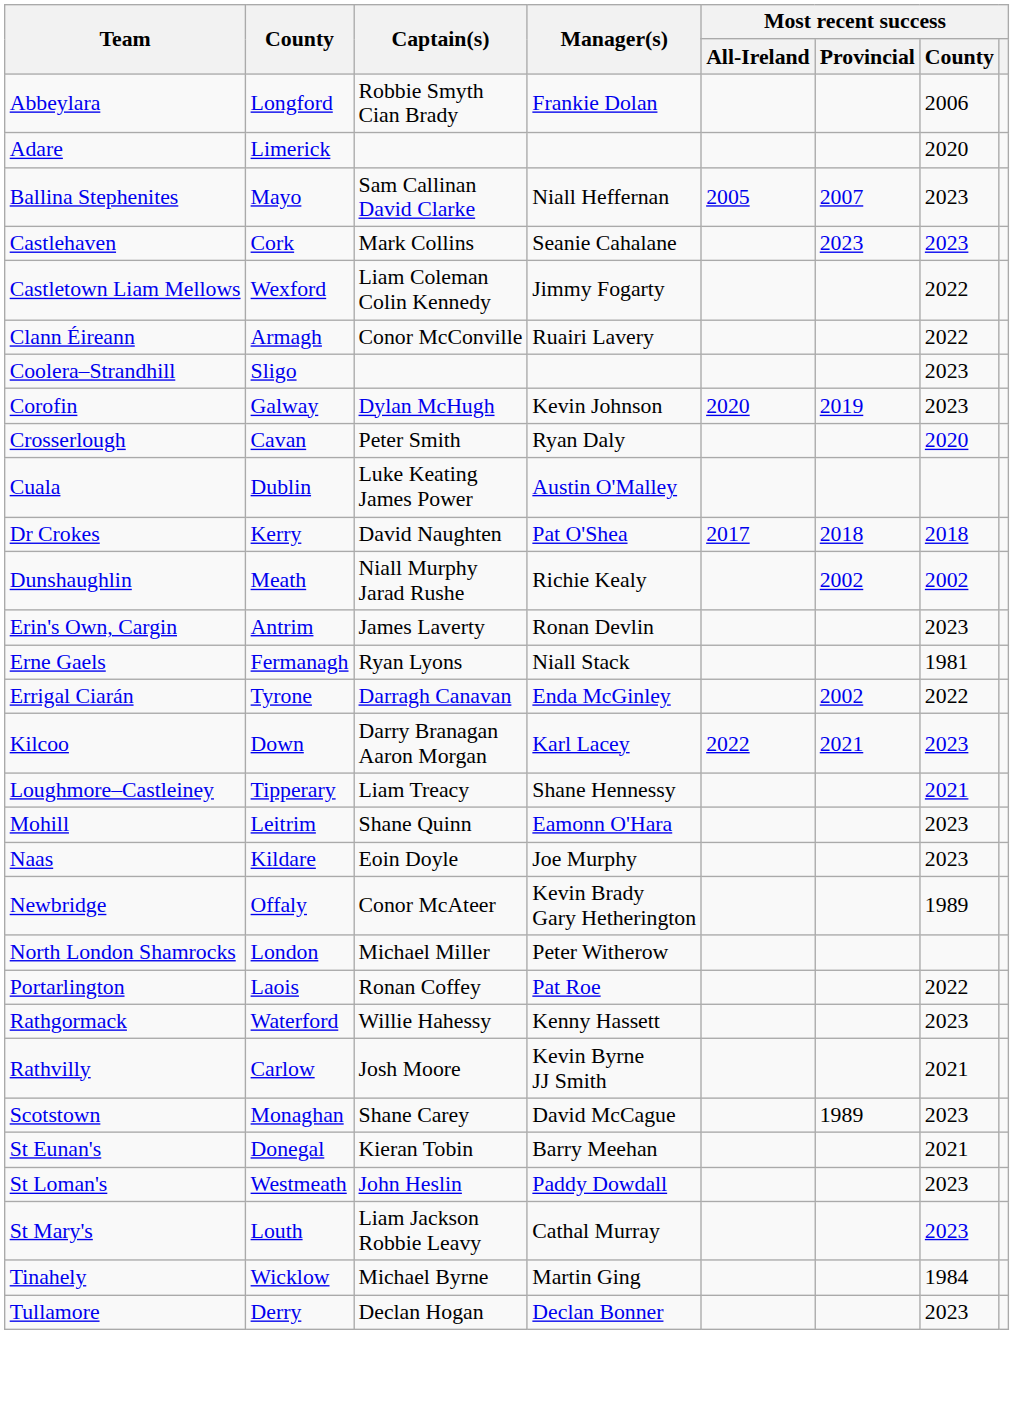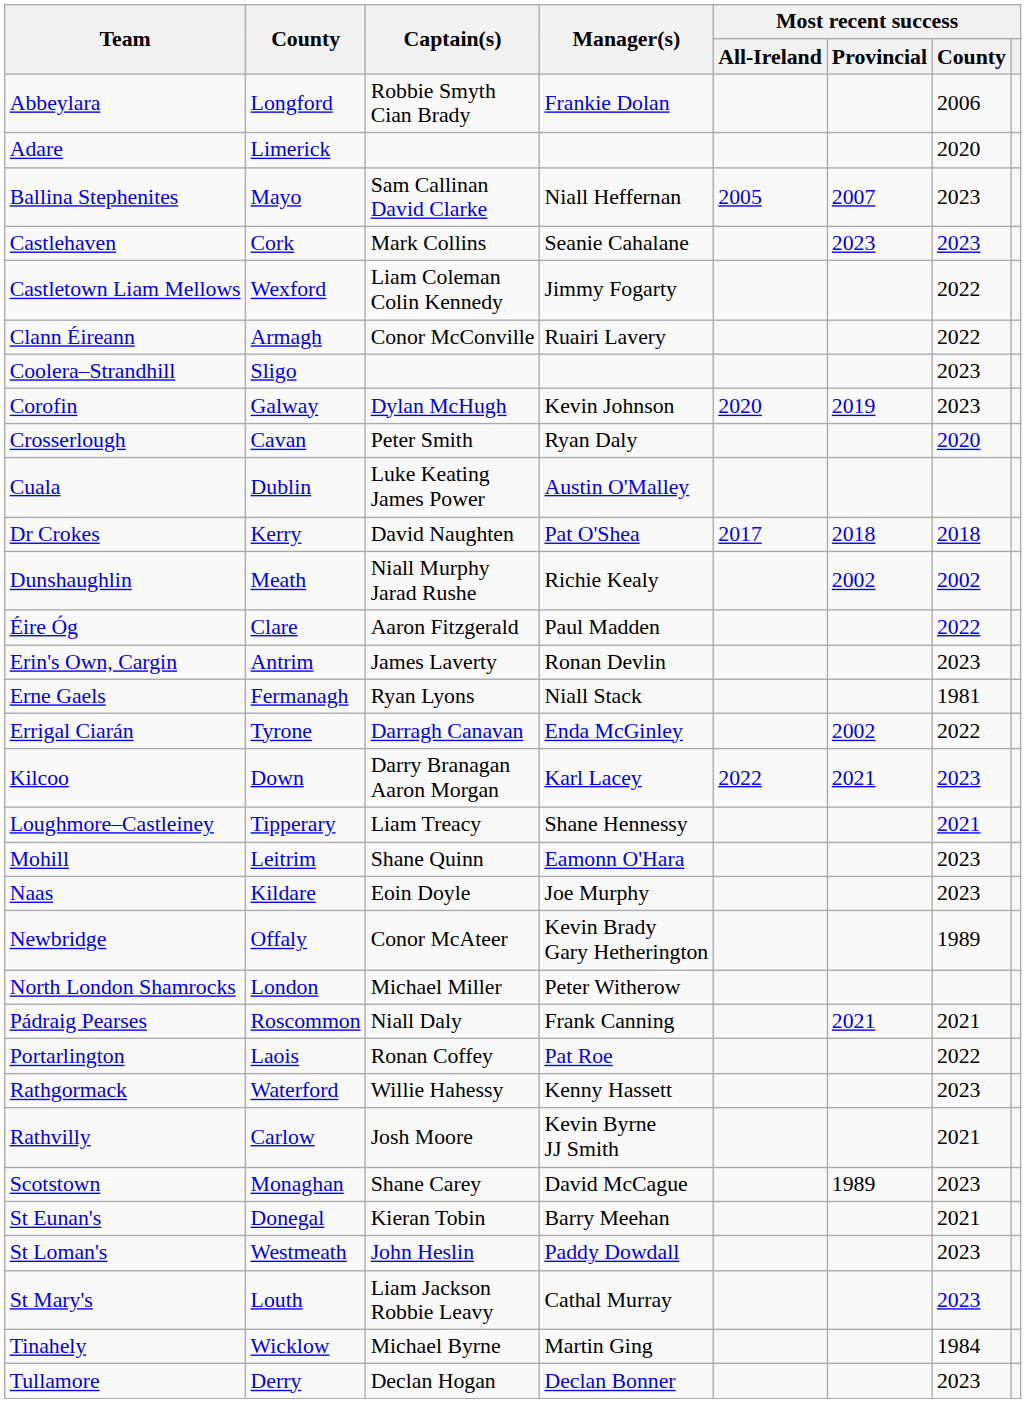+ row: (44, 627)
+ row: (78, 1021)
